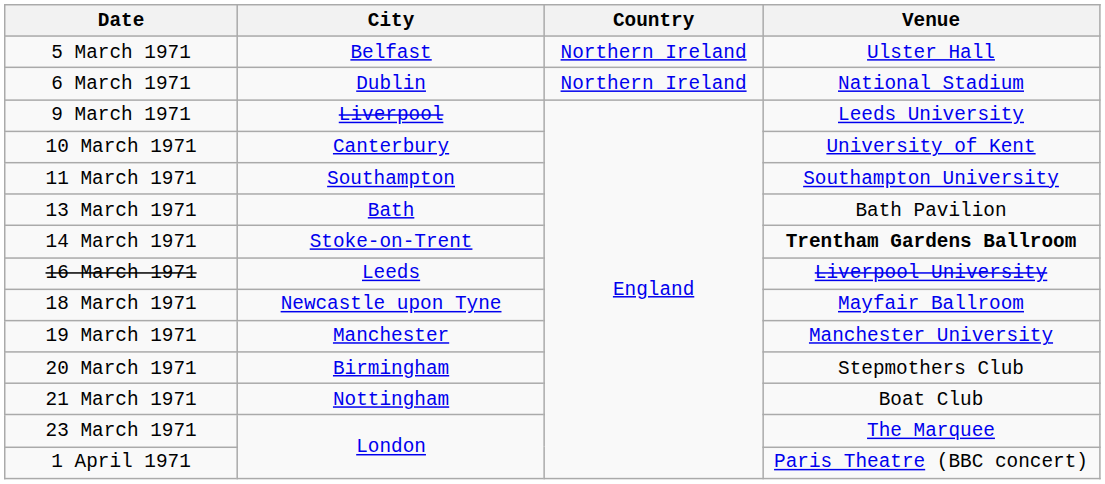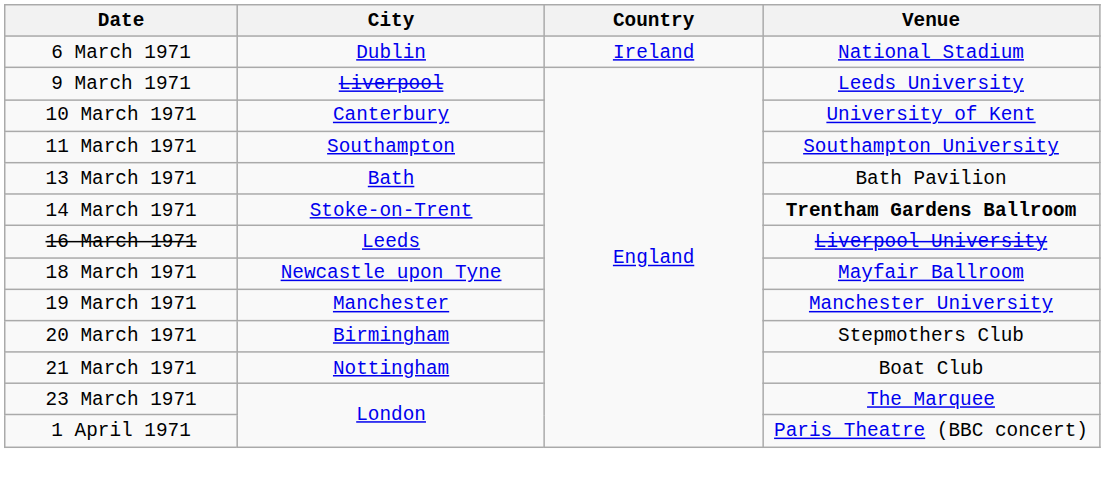- row: (121, 52)
(654, 84) Northern Ireland -> (654, 52) Ireland
